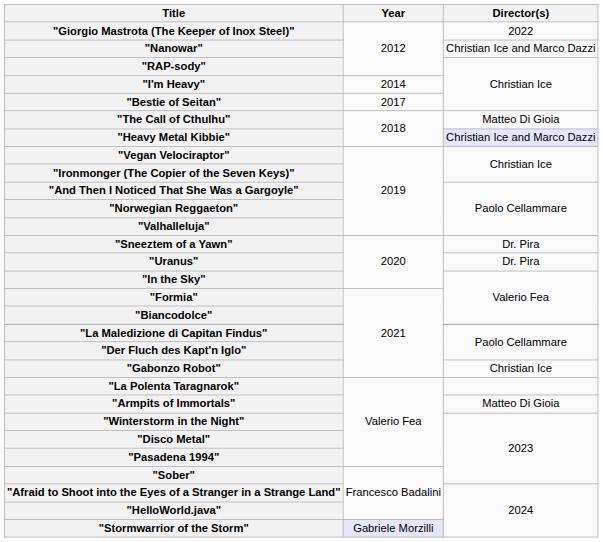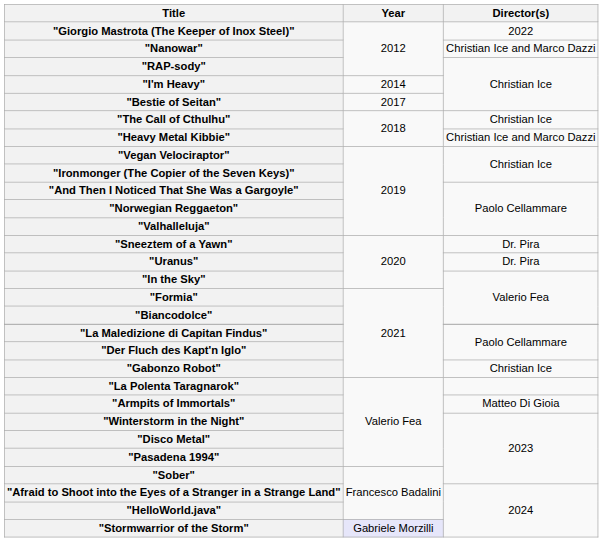(521, 119) Matteo Di Gioia -> (521, 119) Christian Ice
(521, 137) lavender background -> (521, 137) no background
